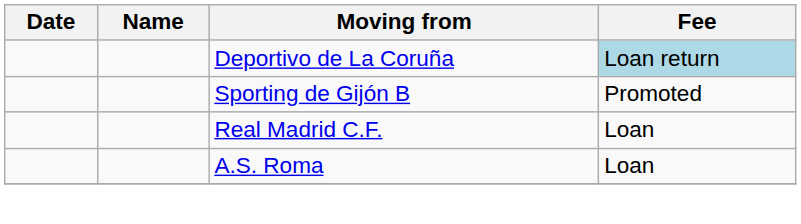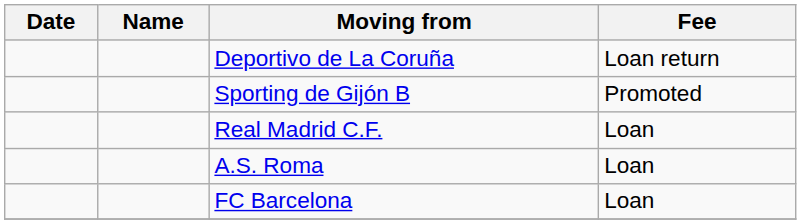(662, 58) lightblue background -> (662, 58) no background
+ row: (283, 201)
